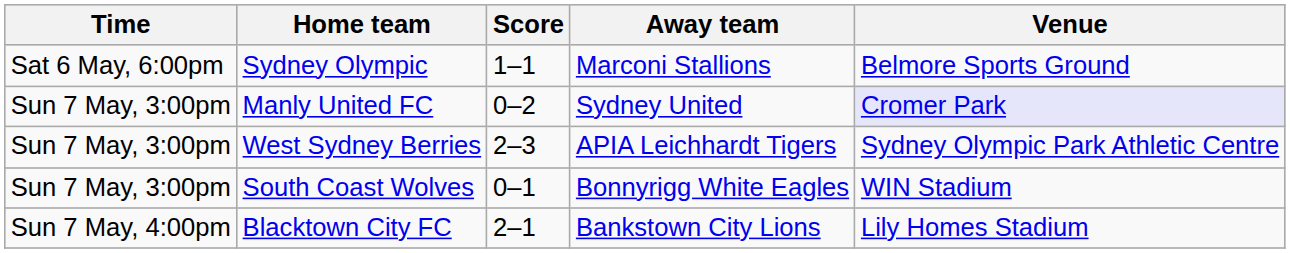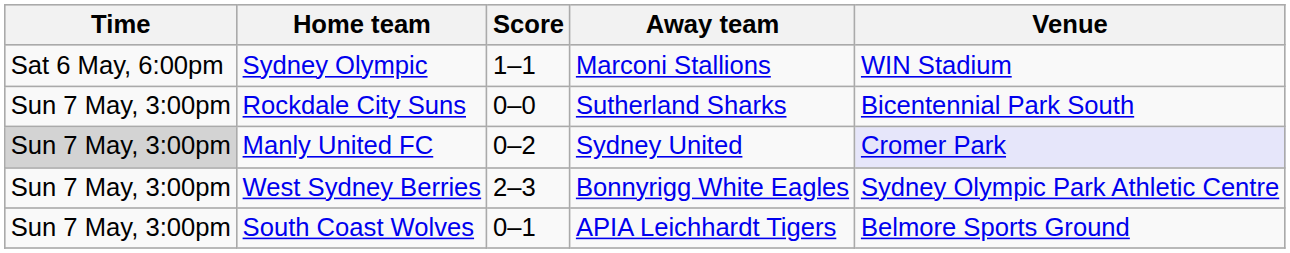(995, 65) Belmore Sports Ground -> (936, 65) WIN Stadium
+ row: (354, 106)
(121, 106) no background -> (121, 146) lightgrey background
(706, 146) APIA Leichhardt Tigers -> (713, 187) Bonnyrigg White Eagles
(713, 187) Bonnyrigg White Eagles -> (706, 227) APIA Leichhardt Tigers
(936, 187) WIN Stadium -> (995, 227) Belmore Sports Ground
- row: (347, 227)
